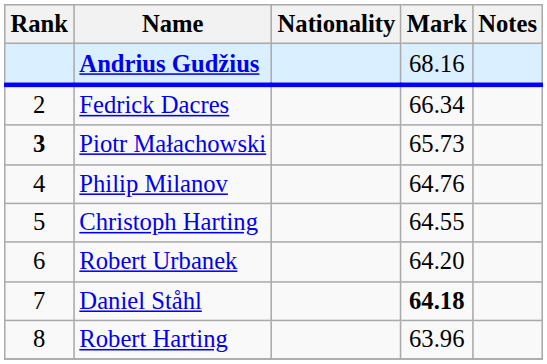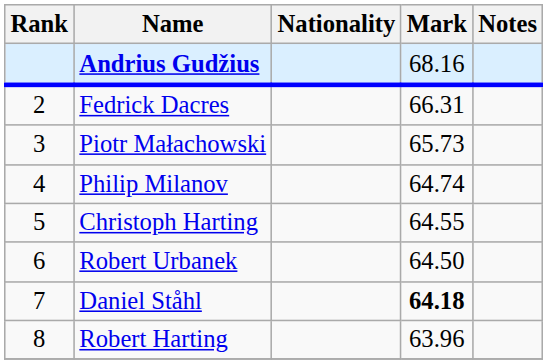(437, 105) 66.34 -> (437, 105) 66.31
(39, 144) bold -> (39, 144) normal
(437, 183) 64.76 -> (437, 183) 64.74
(437, 261) 64.20 -> (437, 261) 64.50
